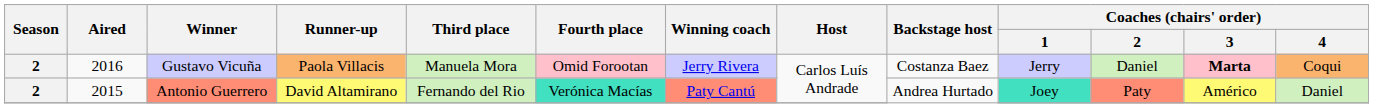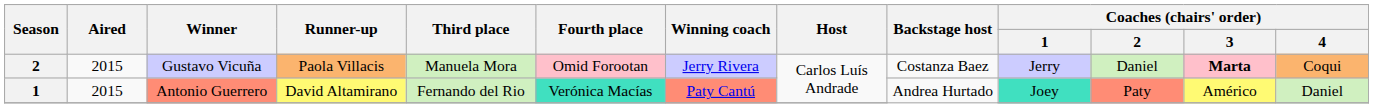(107, 66) 2016 -> (107, 66) 2015
(36, 91) 2 -> (36, 91) 1
